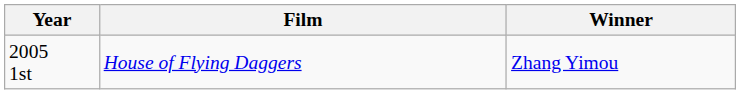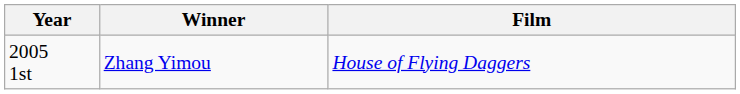columns swapped: (621, 19) <-> (303, 19)
